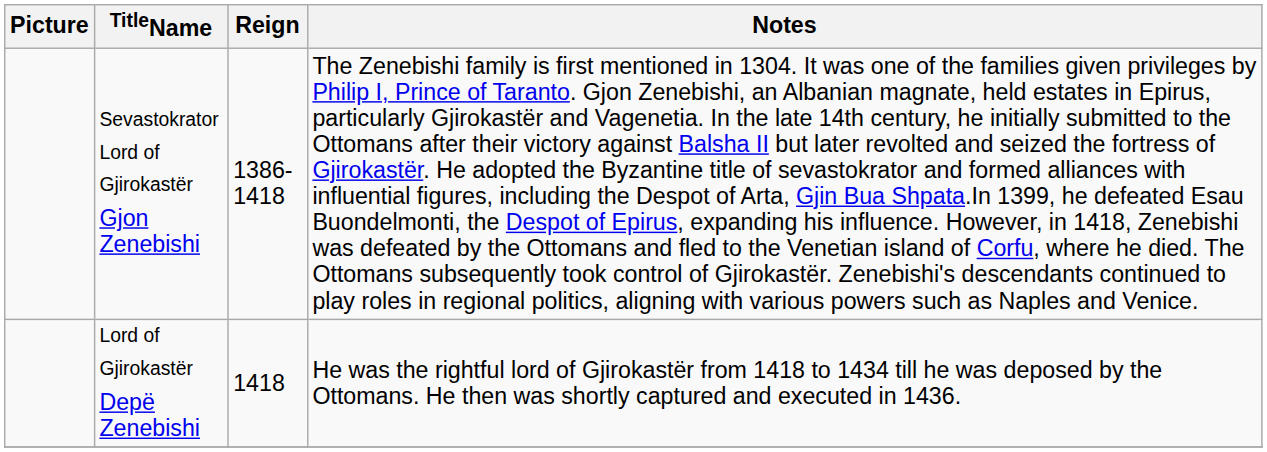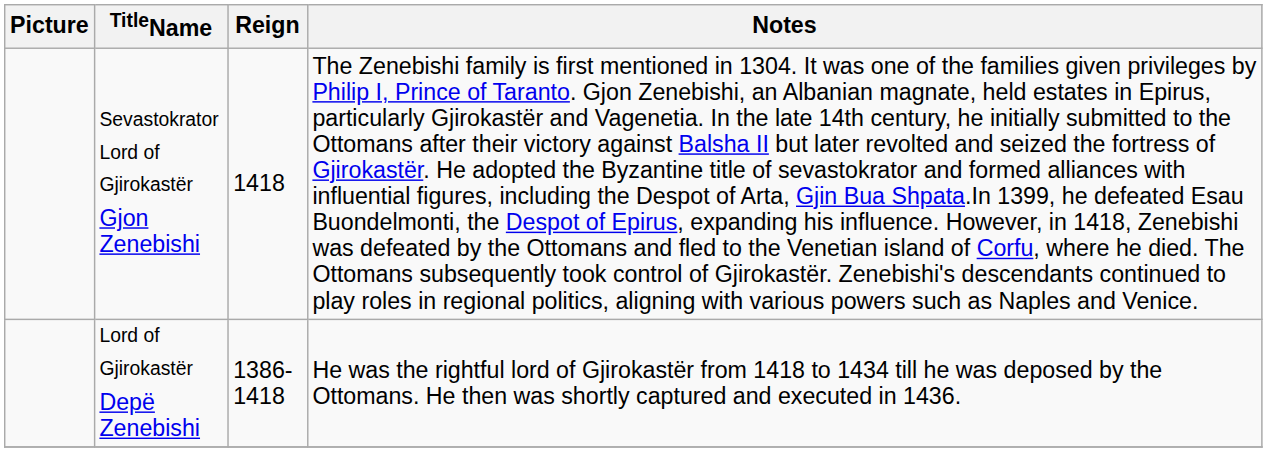(263, 183) 1386-1418 -> (259, 183) 1418
(259, 383) 1418 -> (263, 383) 1386-1418
